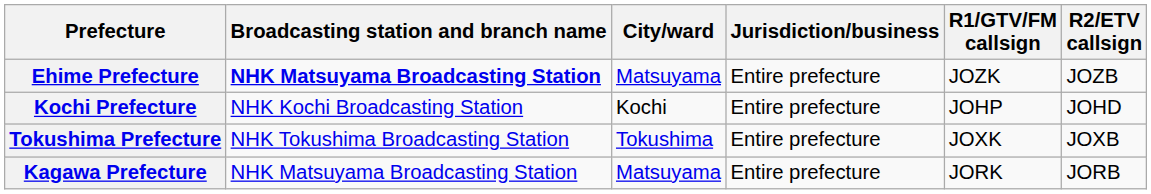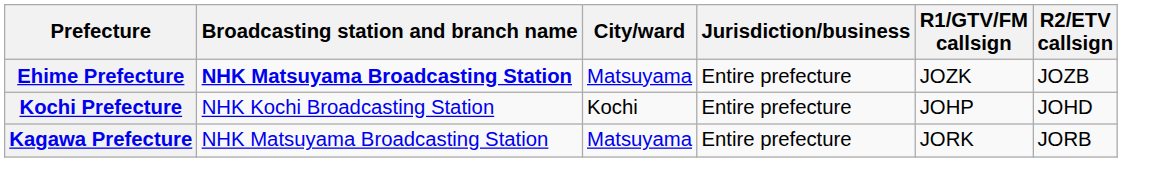- row: (115, 140)
